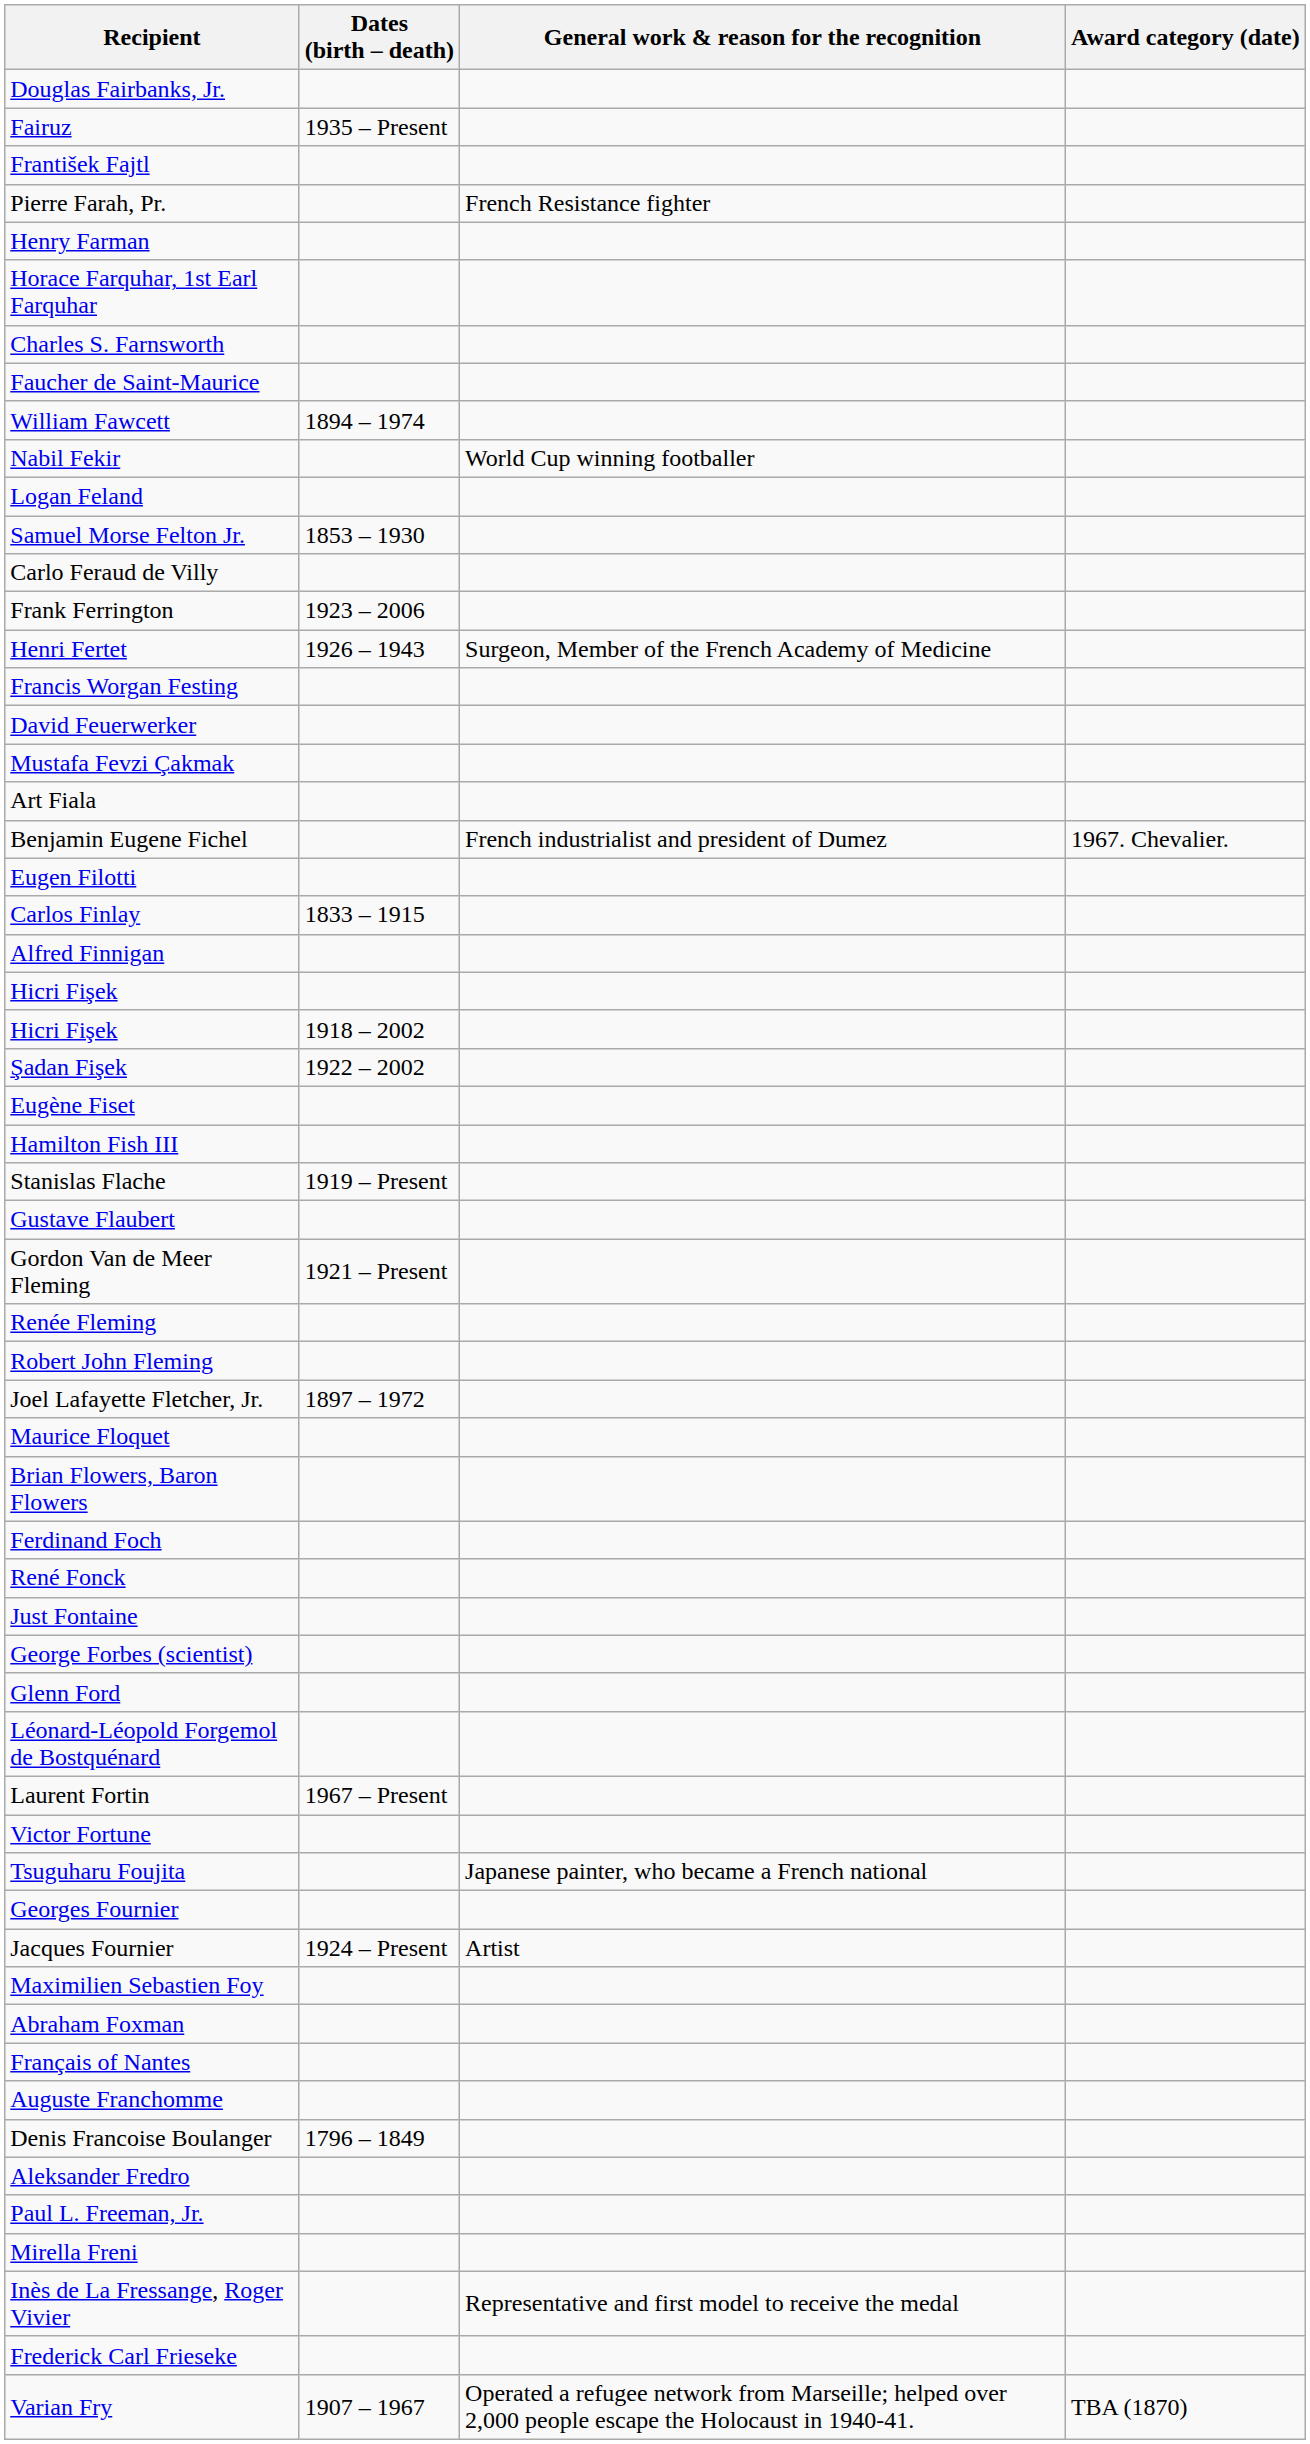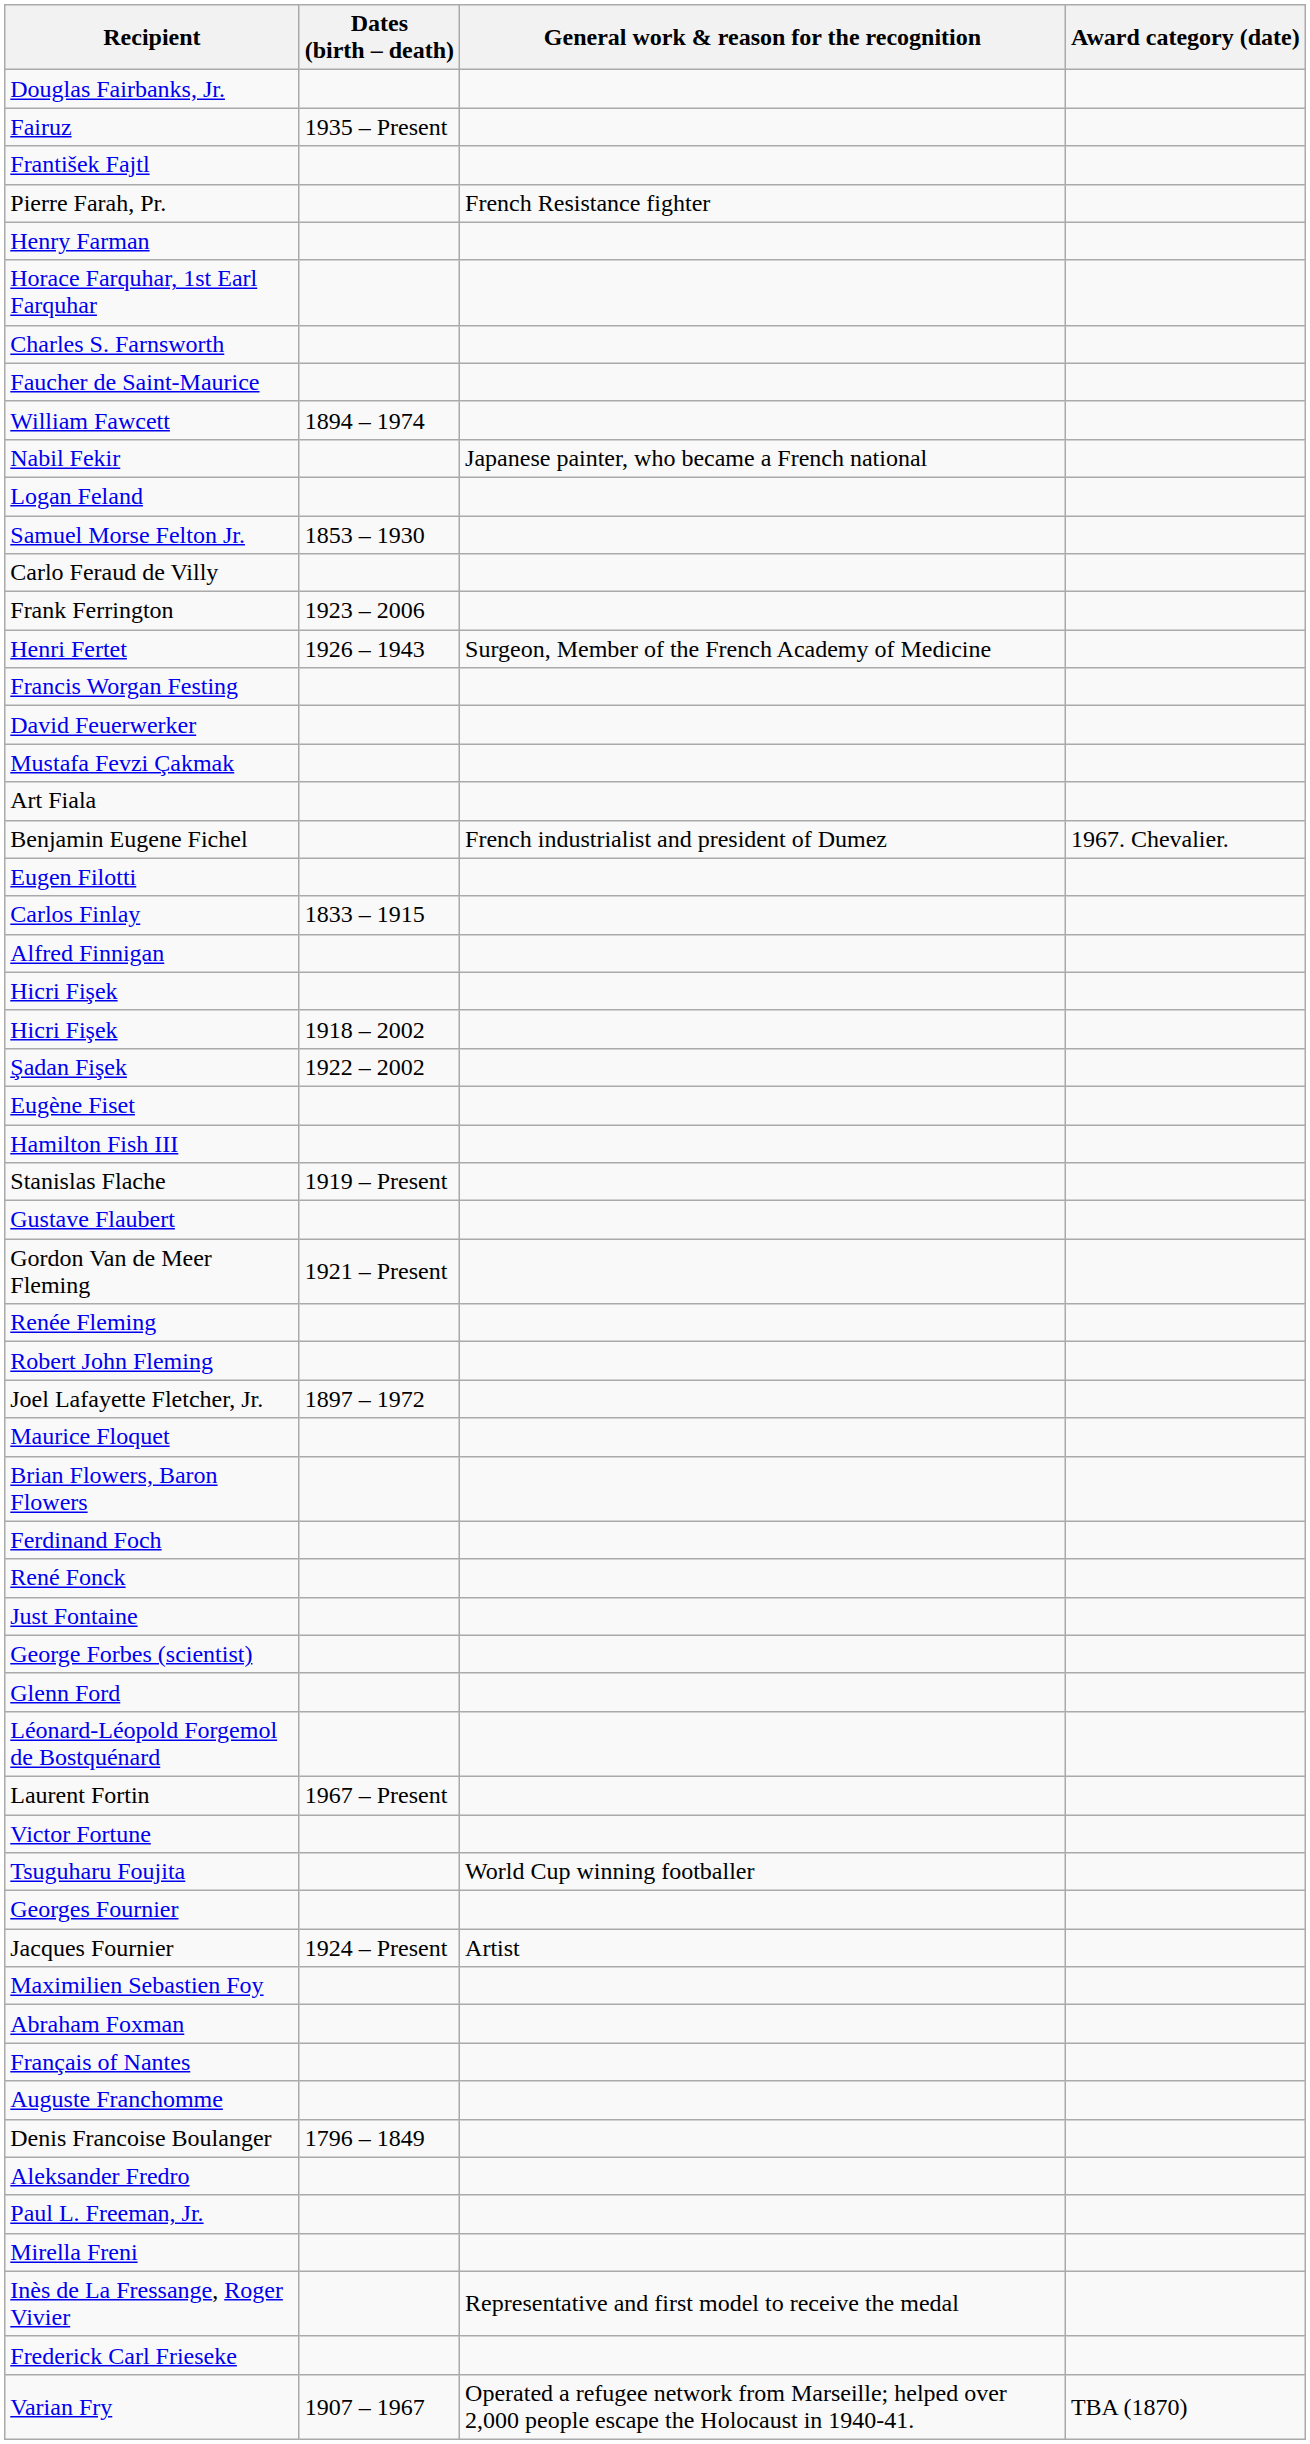(610, 458) World Cup winning footballer -> (696, 458) Japanese painter, who became a French national
(696, 1871) Japanese painter, who became a French national -> (610, 1871) World Cup winning footballer
